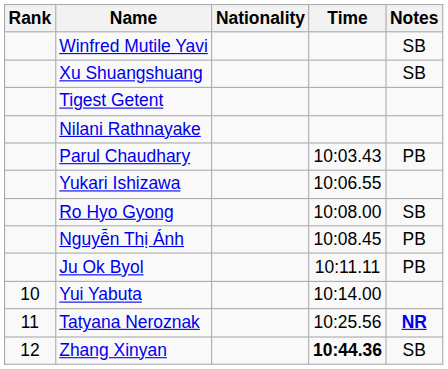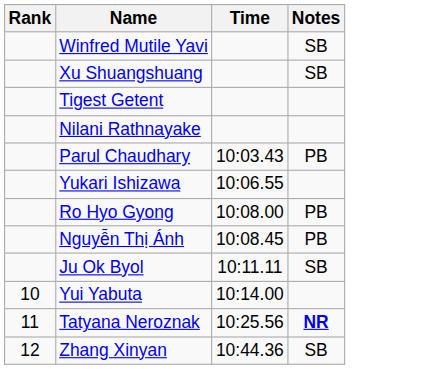- column: (260, 18)
(414, 211) SB -> (316, 211) PB
(414, 267) PB -> (316, 267) SB
(348, 350) bold -> (250, 350) normal
